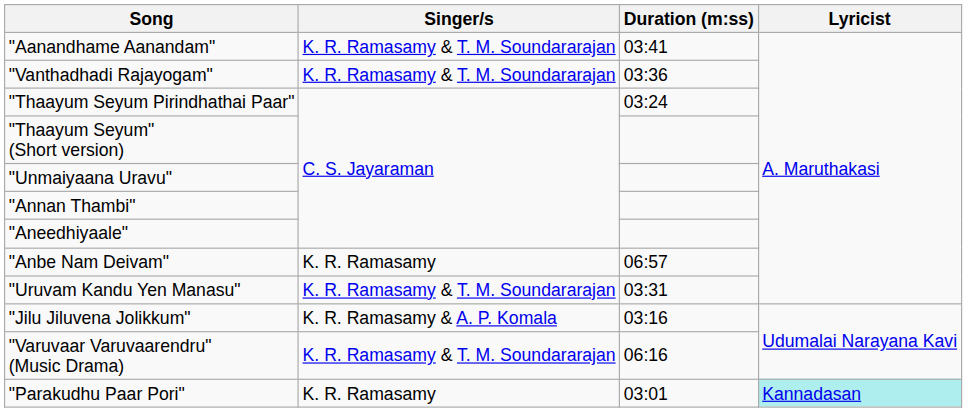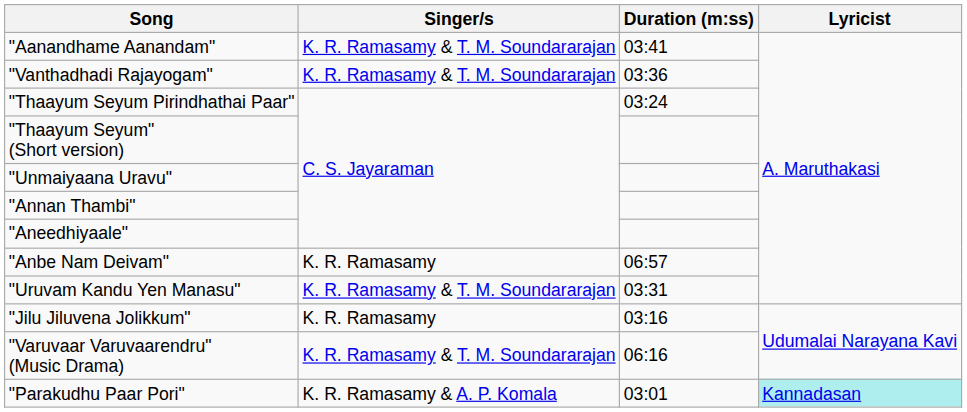(430, 318) K. R. Ramasamy & A. P. Komala -> (369, 318) K. R. Ramasamy
(369, 393) K. R. Ramasamy -> (430, 393) K. R. Ramasamy & A. P. Komala
